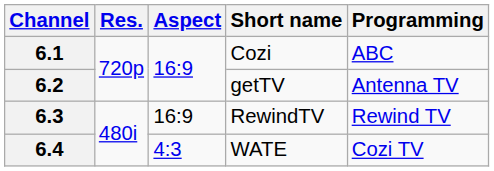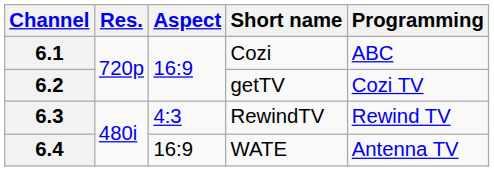(405, 85) Antenna TV -> (388, 85) Cozi TV
(173, 117) 16:9 -> (168, 117) 4:3
(168, 149) 4:3 -> (173, 149) 16:9
(388, 149) Cozi TV -> (405, 149) Antenna TV
